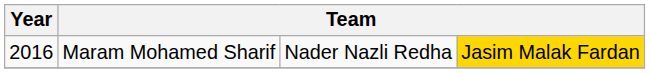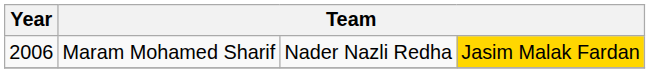(31, 51) 2016 -> (31, 51) 2006
